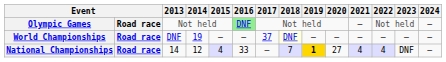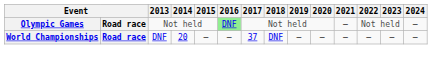(197, 37) 19 -> (183, 37) 20
(290, 37) lightyellow background -> (276, 37) no background
- row: (60, 50)
